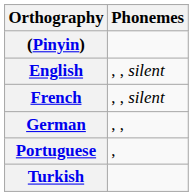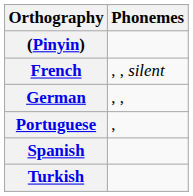- row: (56, 71)
+ row: (56, 151)
